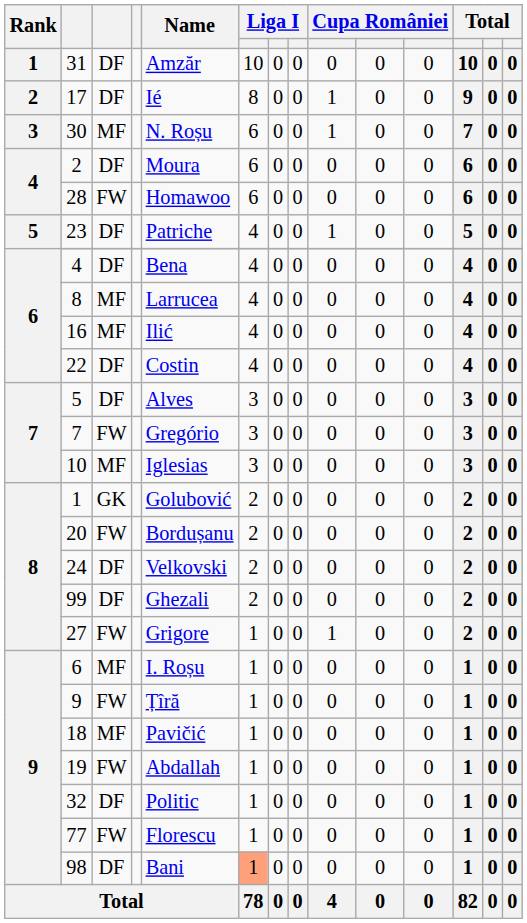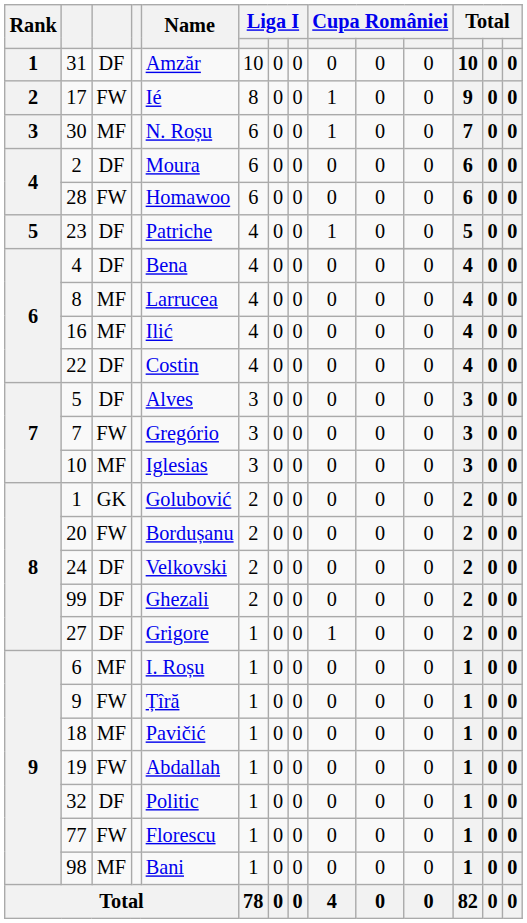(111, 98) DF -> (111, 98) FW
(111, 633) FW -> (111, 633) DF
(111, 868) DF -> (111, 868) MF
(253, 868) lightsalmon background -> (253, 868) no background
